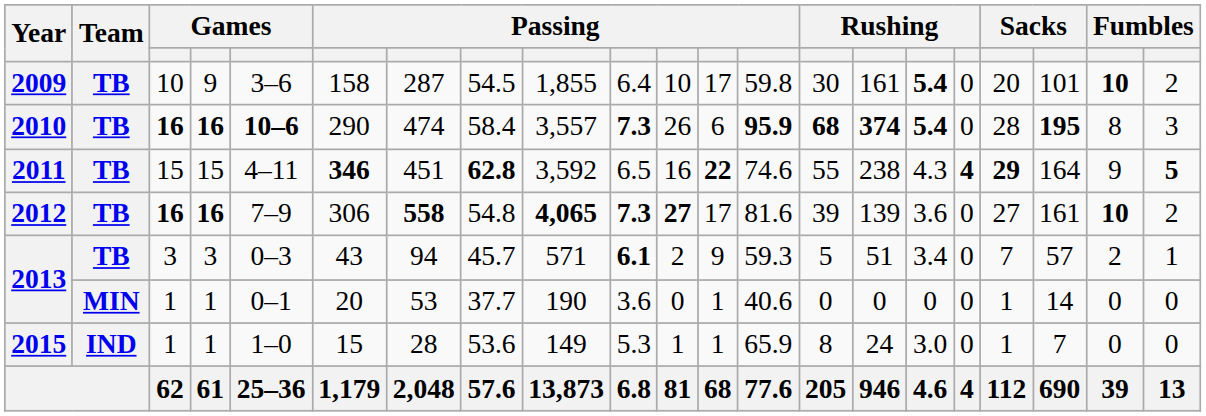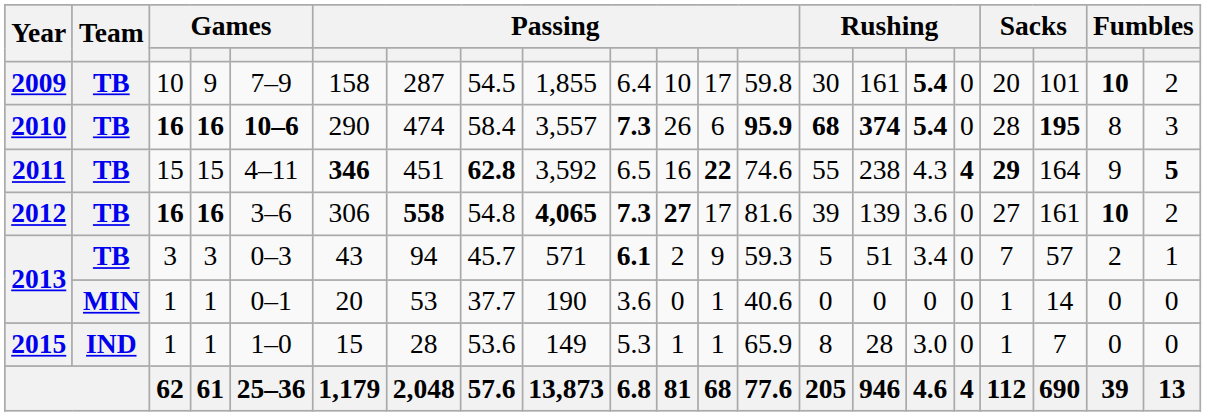(271, 82) 3–6 -> (271, 82) 7–9
(271, 213) 7–9 -> (271, 213) 3–6
(880, 344) 24 -> (880, 344) 28
